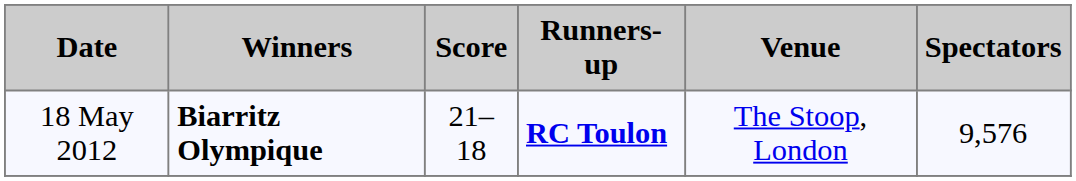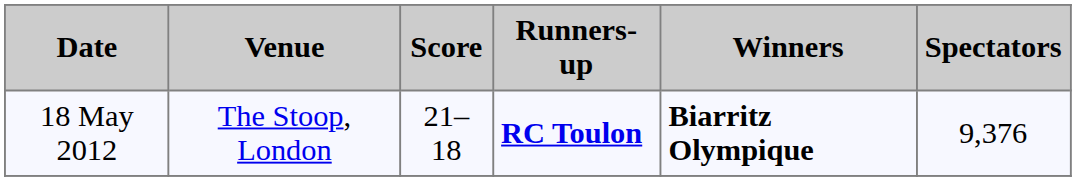columns swapped: (297, 47) <-> (800, 47)
(993, 132) 9,576 -> (993, 132) 9,376
